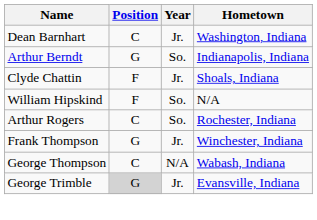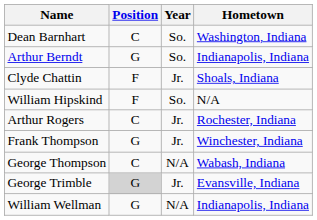(177, 36) Jr. -> (177, 36) So.
(177, 120) So. -> (177, 120) Jr.
+ row: (54, 204)
